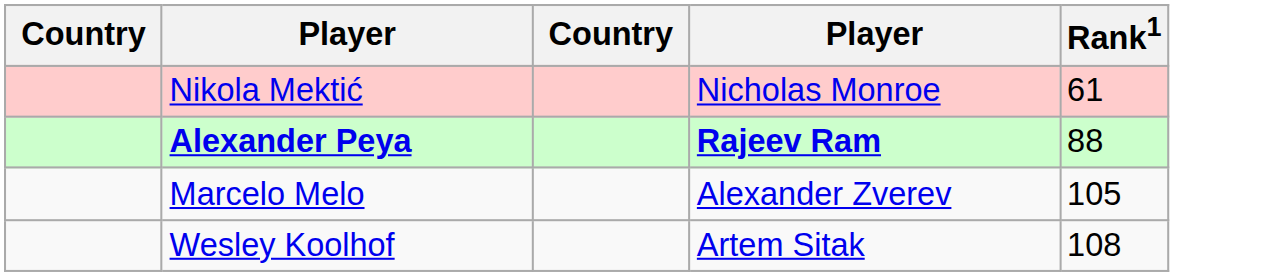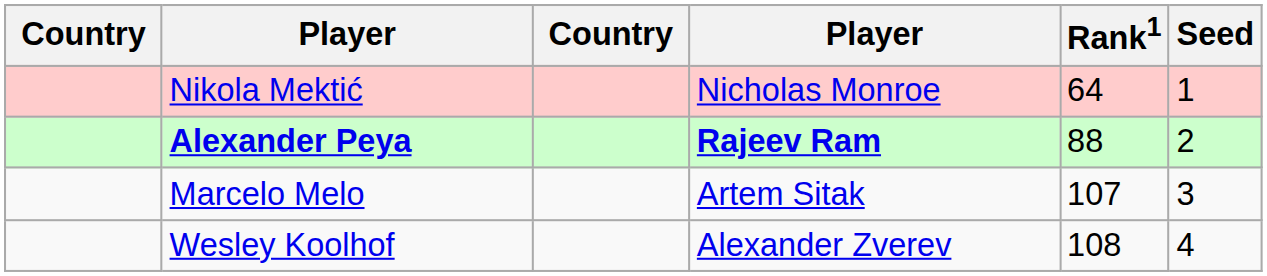+ column: (1215, 34)
(1085, 90) 61 -> (1085, 90) 64
(824, 193) Alexander Zverev -> (781, 193) Artem Sitak
(1094, 193) 105 -> (1094, 193) 107
(781, 245) Artem Sitak -> (824, 245) Alexander Zverev
